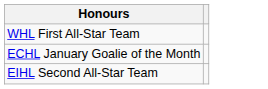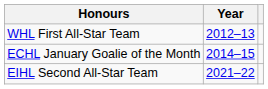+ column: (230, 14)
